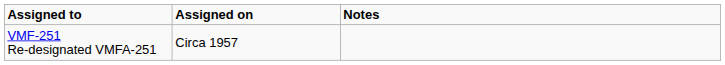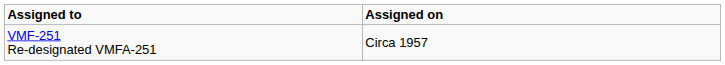- column: (361, 14)
